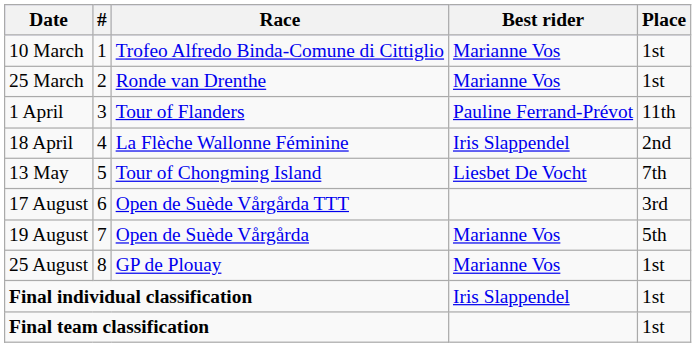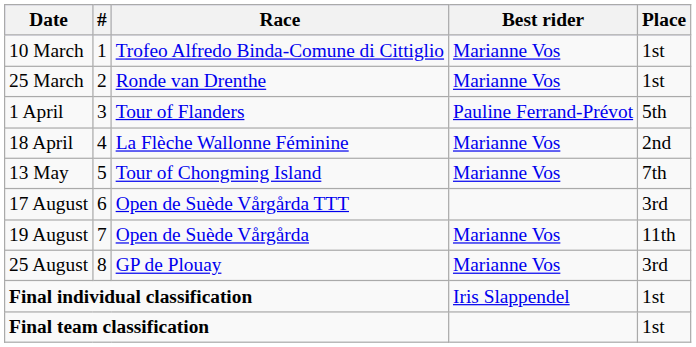(659, 111) 11th -> (654, 111) 5th
(511, 142) Iris Slappendel -> (507, 142) Marianne Vos
(520, 173) Liesbet De Vocht -> (507, 173) Marianne Vos
(654, 234) 5th -> (659, 234) 11th
(653, 265) 1st -> (655, 265) 3rd
